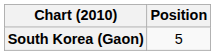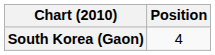(179, 38) 5 -> (179, 38) 4
